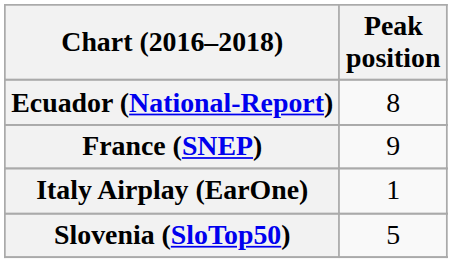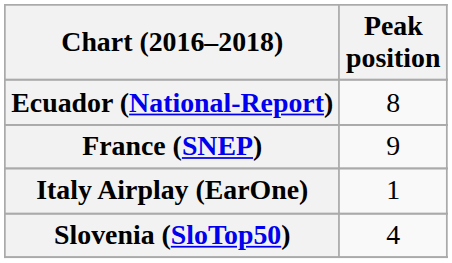(393, 234) 5 -> (393, 234) 4
